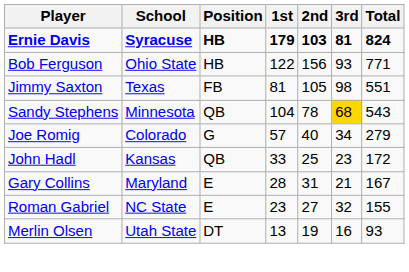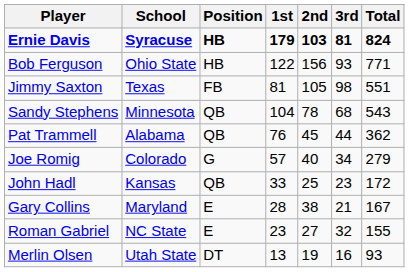(344, 111) gold background -> (344, 111) no background
+ row: (52, 135)
(310, 183) 31 -> (310, 207) 38
